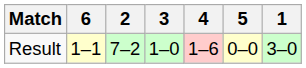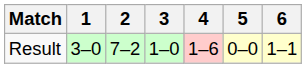columns swapped: (282, 19) <-> (86, 19)
